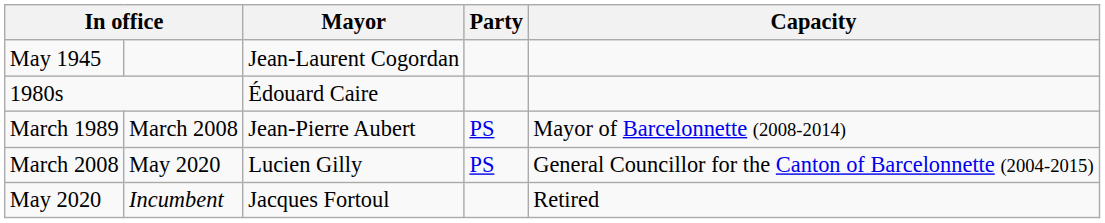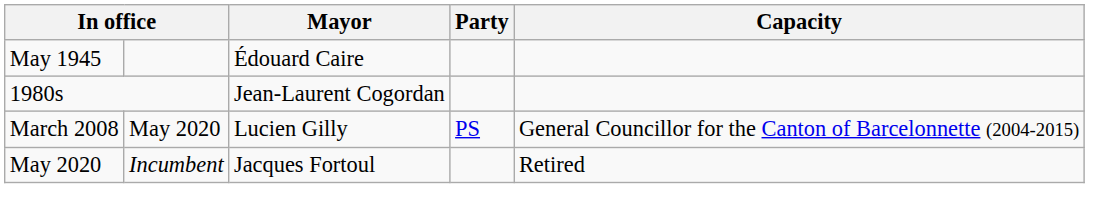(354, 57) Jean-Laurent Cogordan -> (299, 57) Édouard Caire
(313, 93) Édouard Caire -> (339, 93) Jean-Laurent Cogordan
- row: (64, 128)
